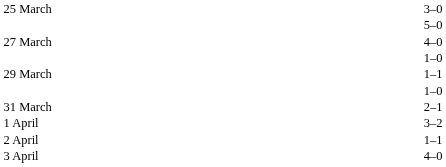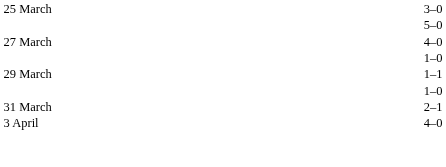- row: (21, 123)
- row: (21, 140)
